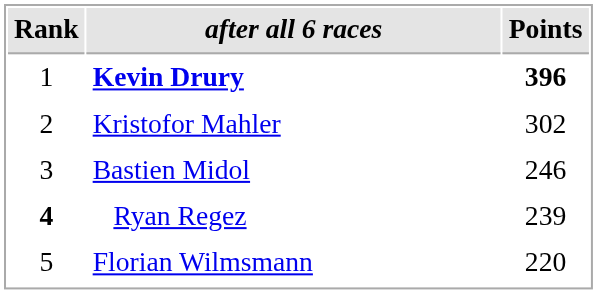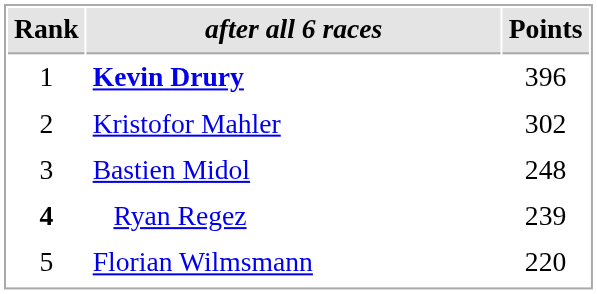(546, 77) bold -> (546, 77) normal
(546, 170) 246 -> (546, 170) 248
